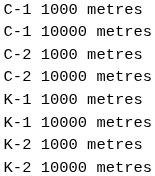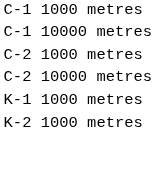- row: (78, 123)
- row: (78, 168)
